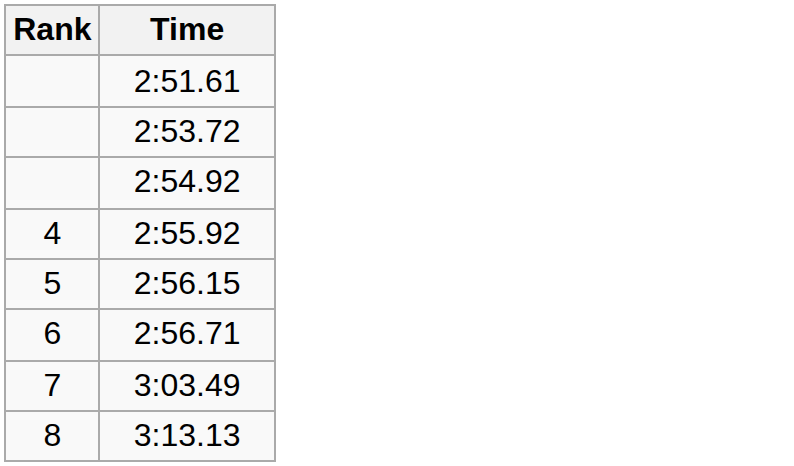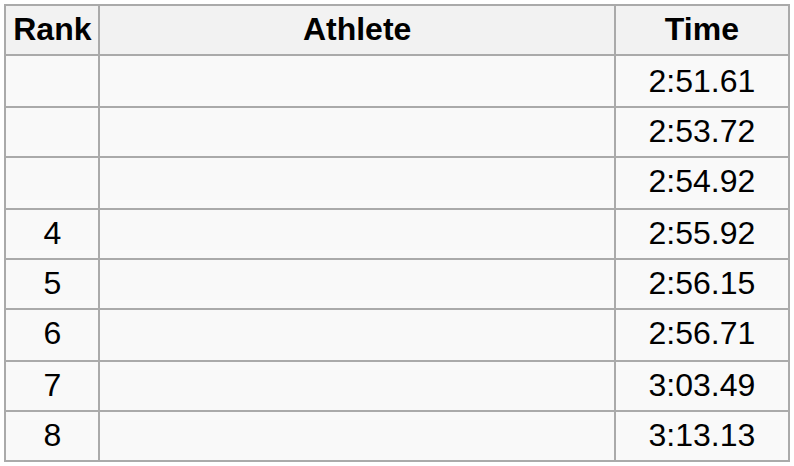+ column: (357, 29)
